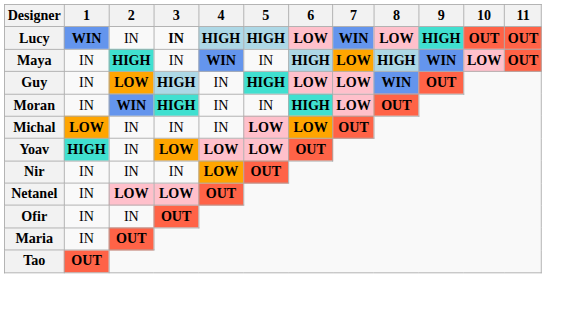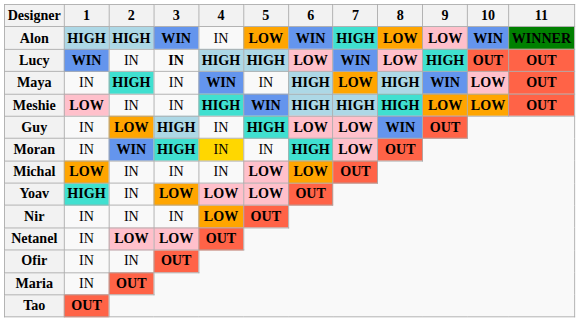+ row: (34, 37)
+ row: (34, 104)
(221, 104) no background -> (221, 149) gold background
